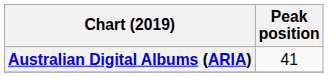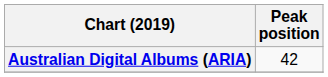(289, 59) 41 -> (289, 59) 42
